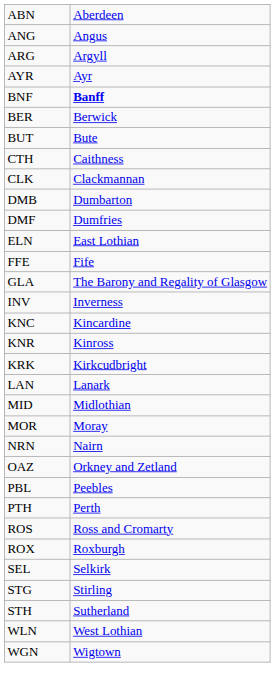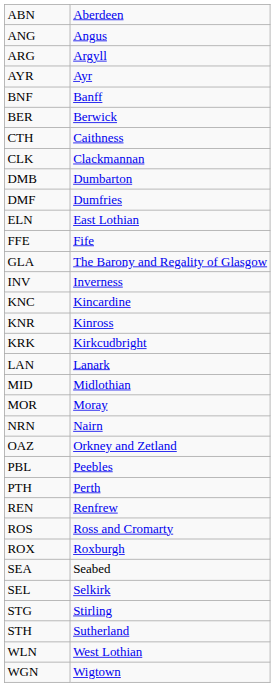(89, 96) bold -> (88, 96) normal
- row: (20, 138)
+ row: (20, 508)
+ row: (20, 569)
